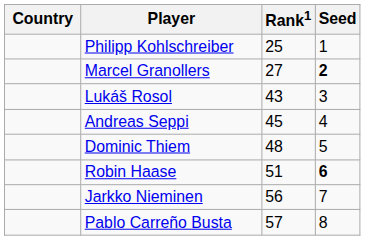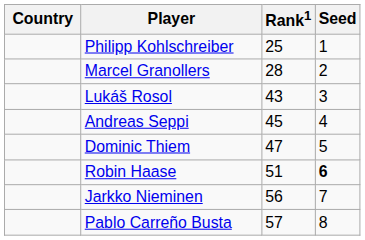(274, 71) 27 -> (274, 71) 28
(323, 71) bold -> (323, 71) normal
(274, 146) 48 -> (274, 146) 47
